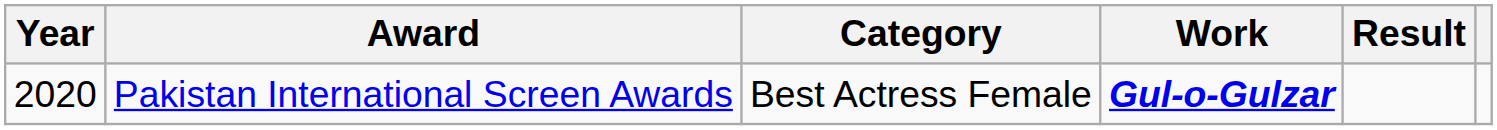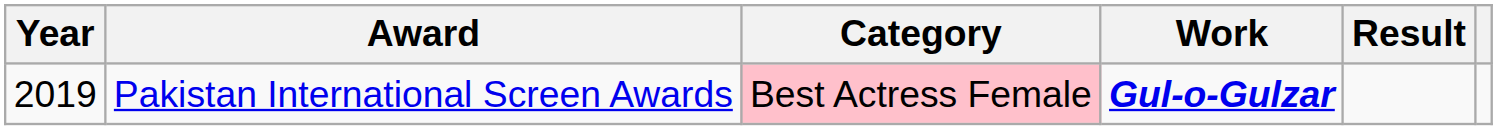(55, 93) 2020 -> (55, 93) 2019
(921, 93) no background -> (921, 93) pink background
